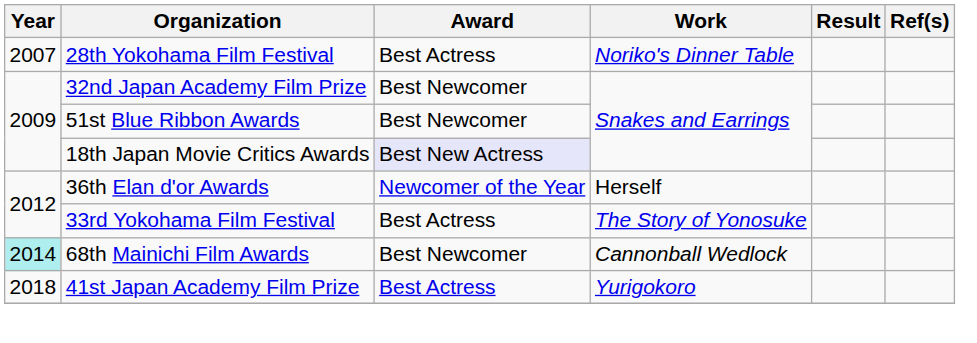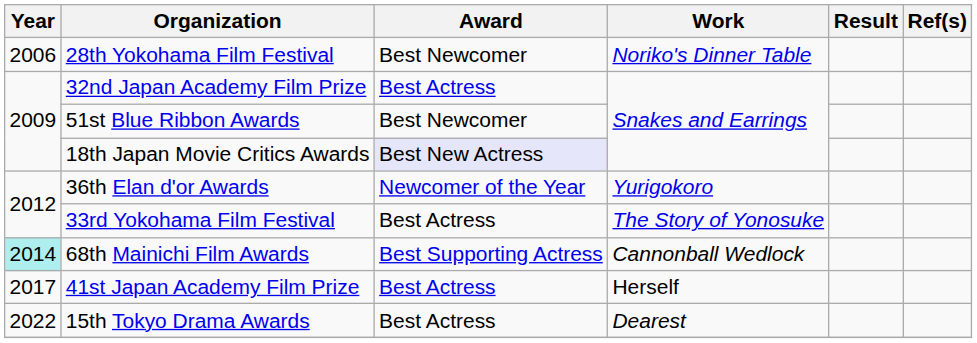(33, 54) 2007 -> (33, 54) 2006
(437, 54) Best Actress -> (453, 54) Best Newcomer
(453, 87) Best Newcomer -> (437, 87) Best Actress
(628, 187) Herself -> (663, 187) Yurigokoro
(453, 253) Best Newcomer -> (491, 253) Best Supporting Actress
(33, 287) 2018 -> (33, 287) 2017
(645, 287) Yurigokoro -> (646, 287) Herself
+ row: (188, 320)
